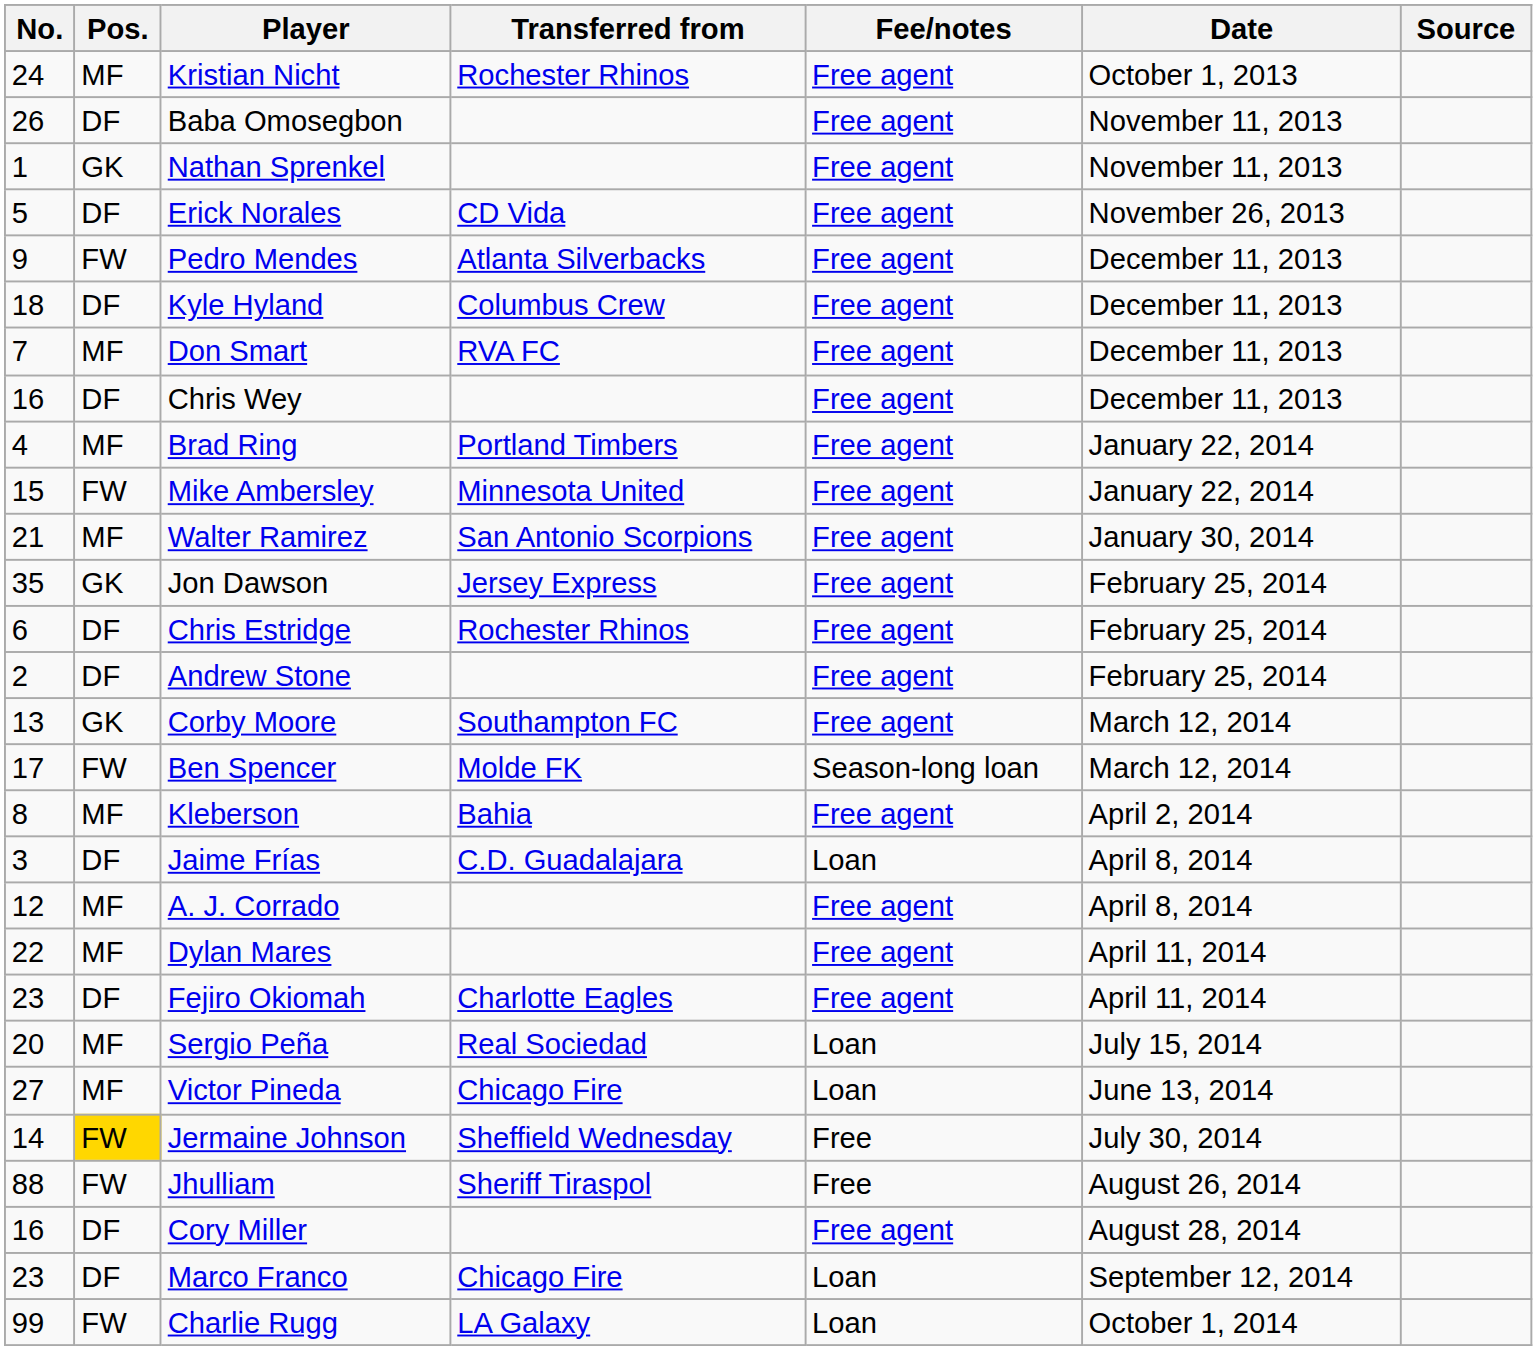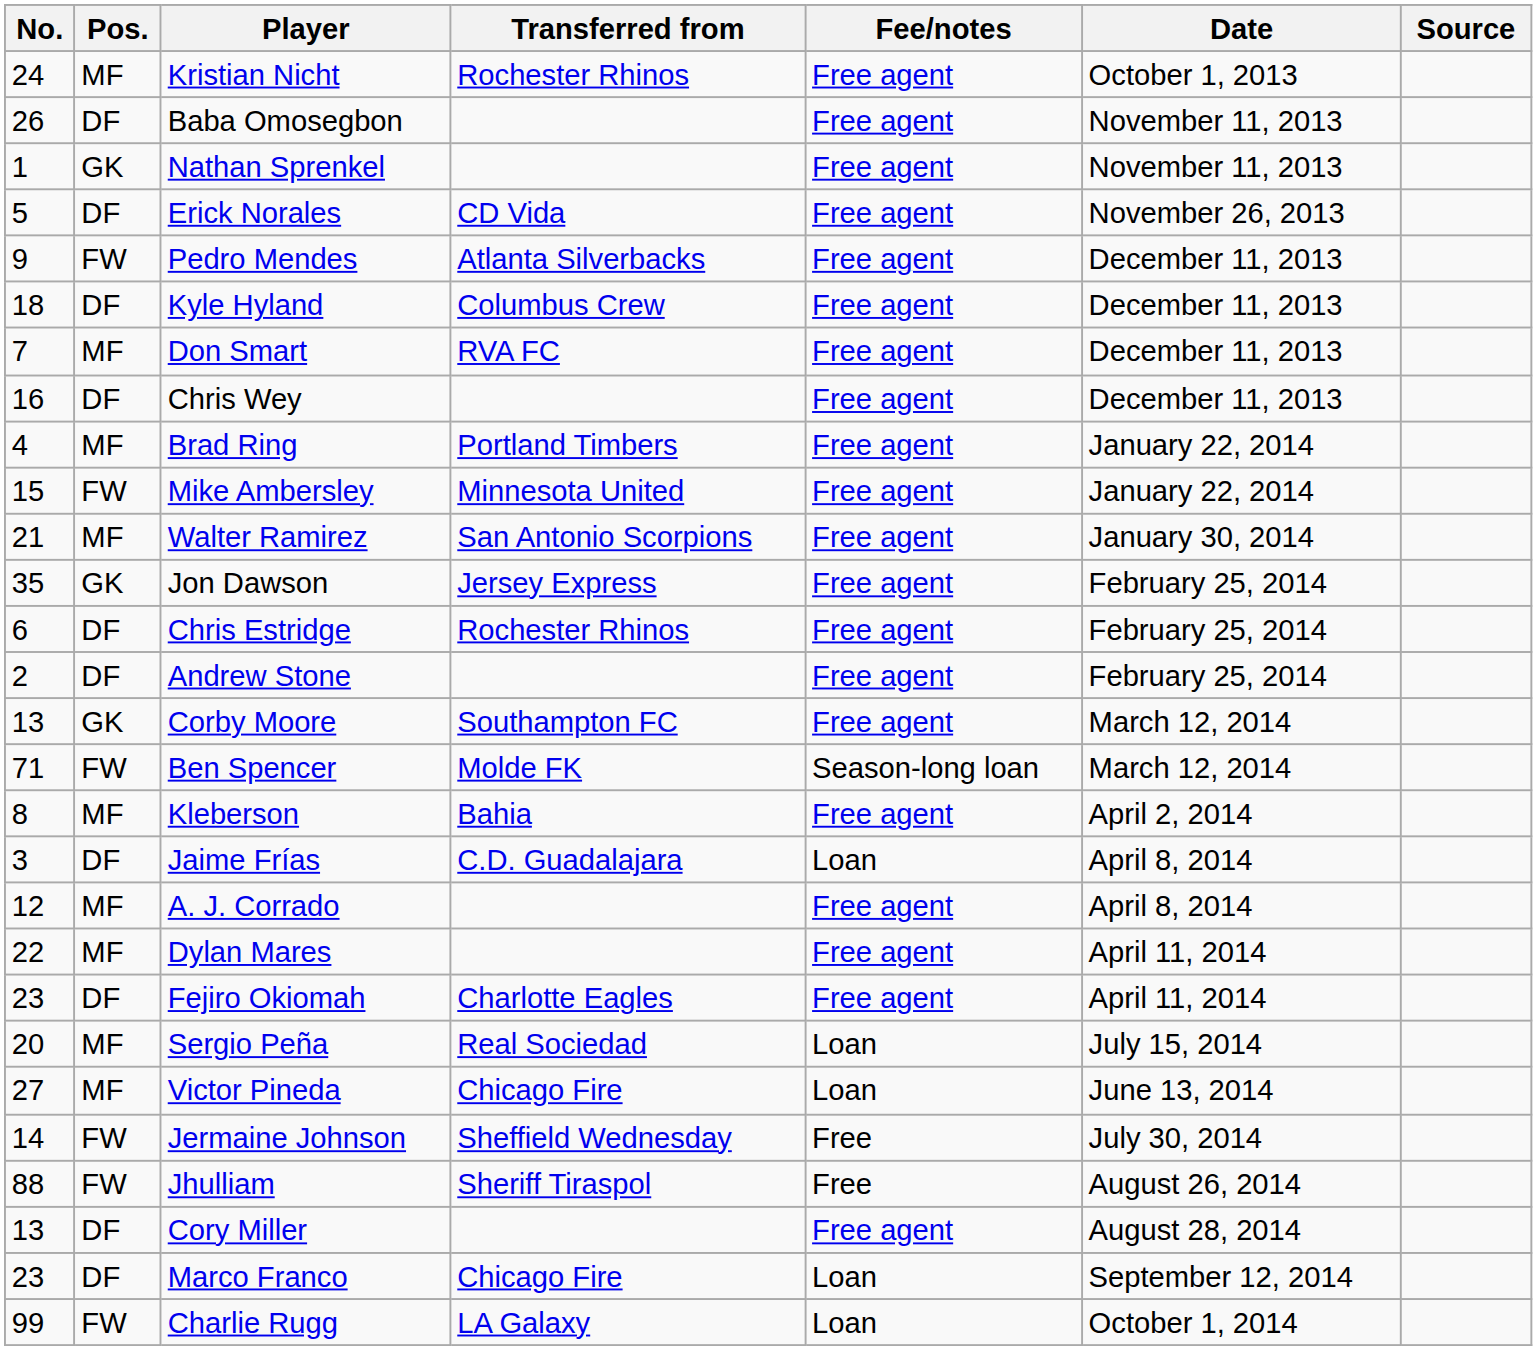(28, 767) 17 -> (28, 767) 71
(104, 1137) gold background -> (104, 1137) no background
(28, 1229) 16 -> (28, 1229) 13
